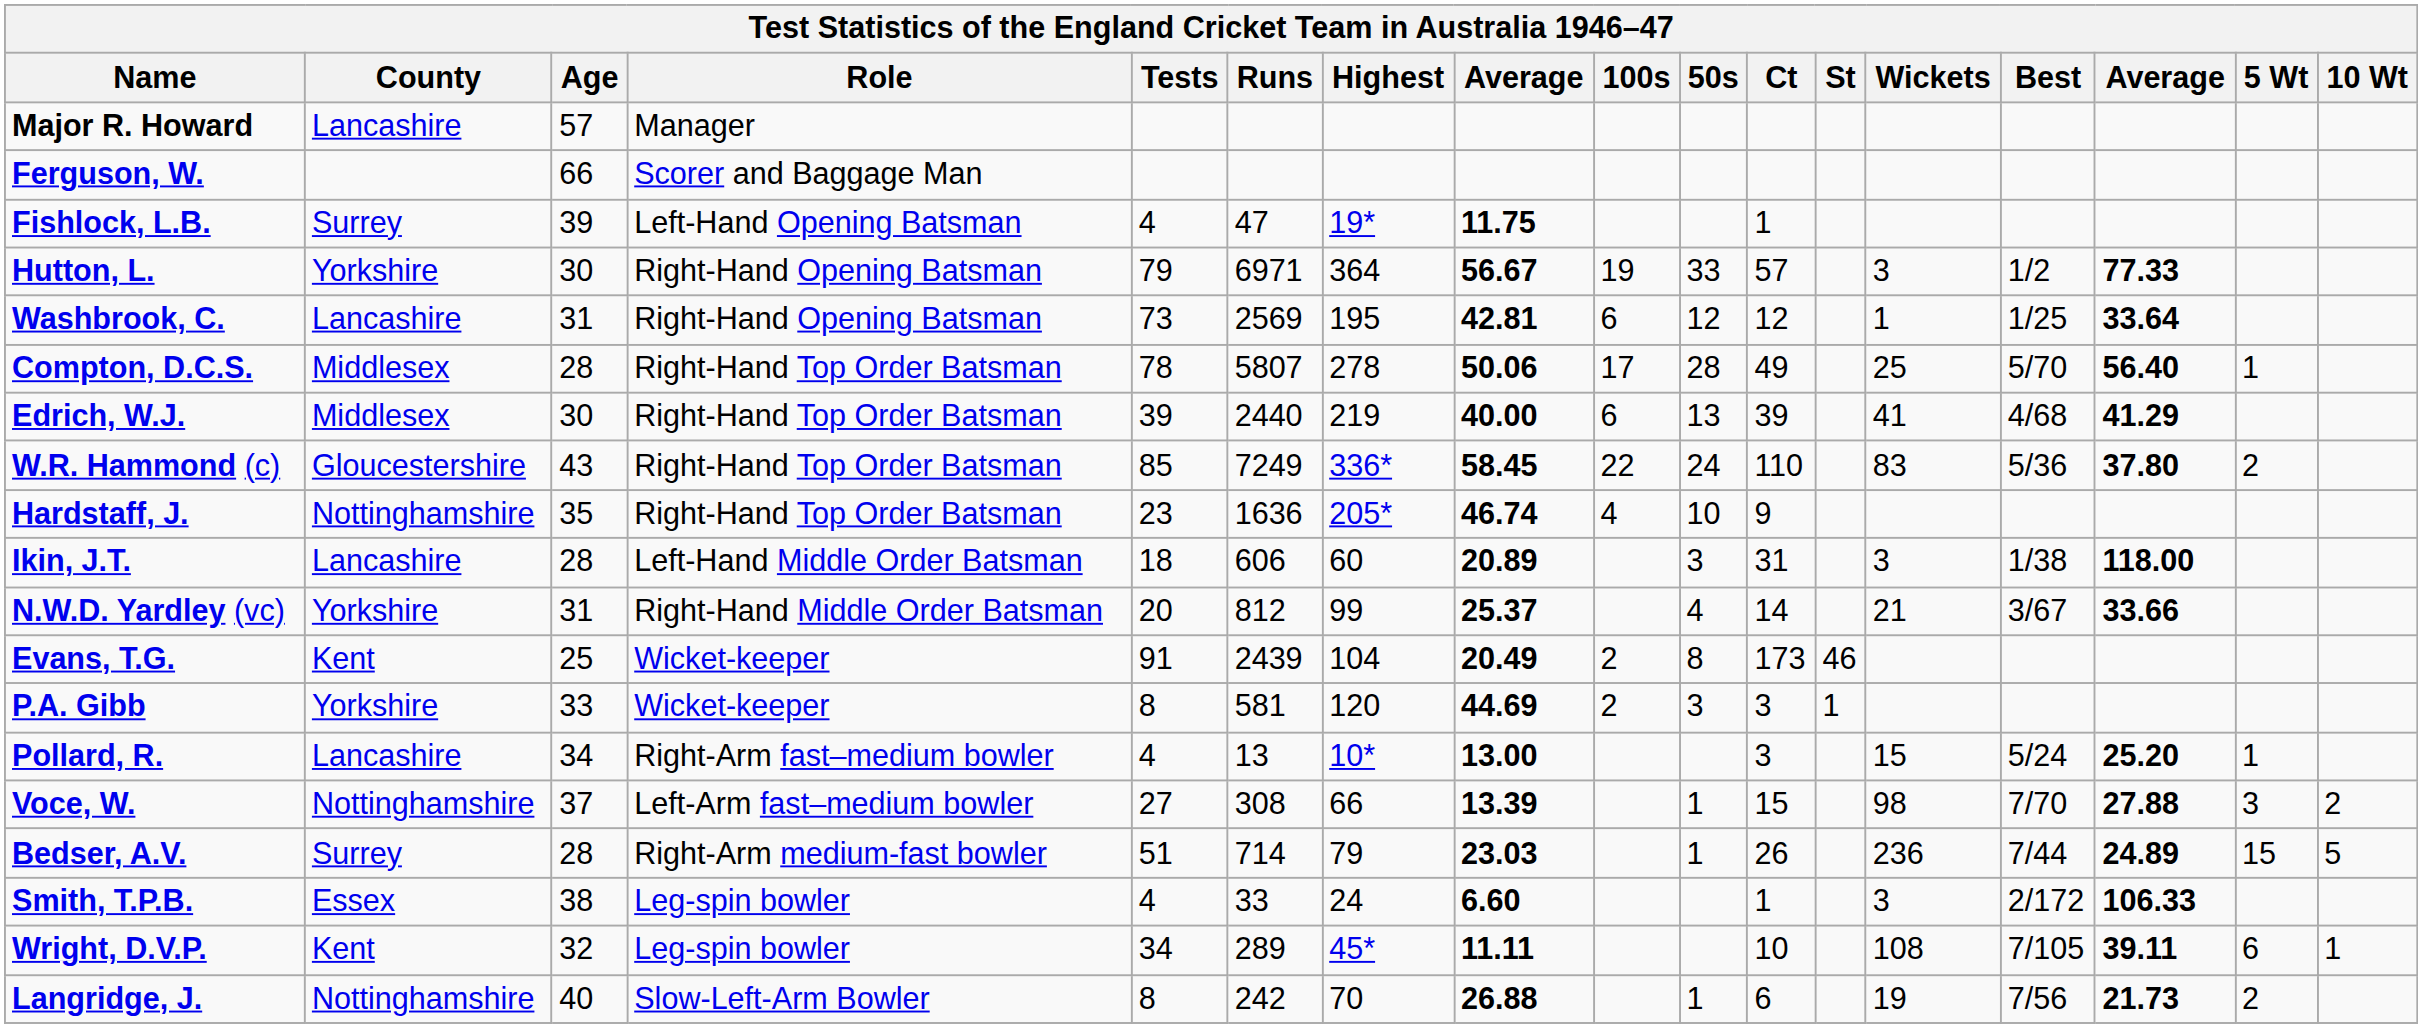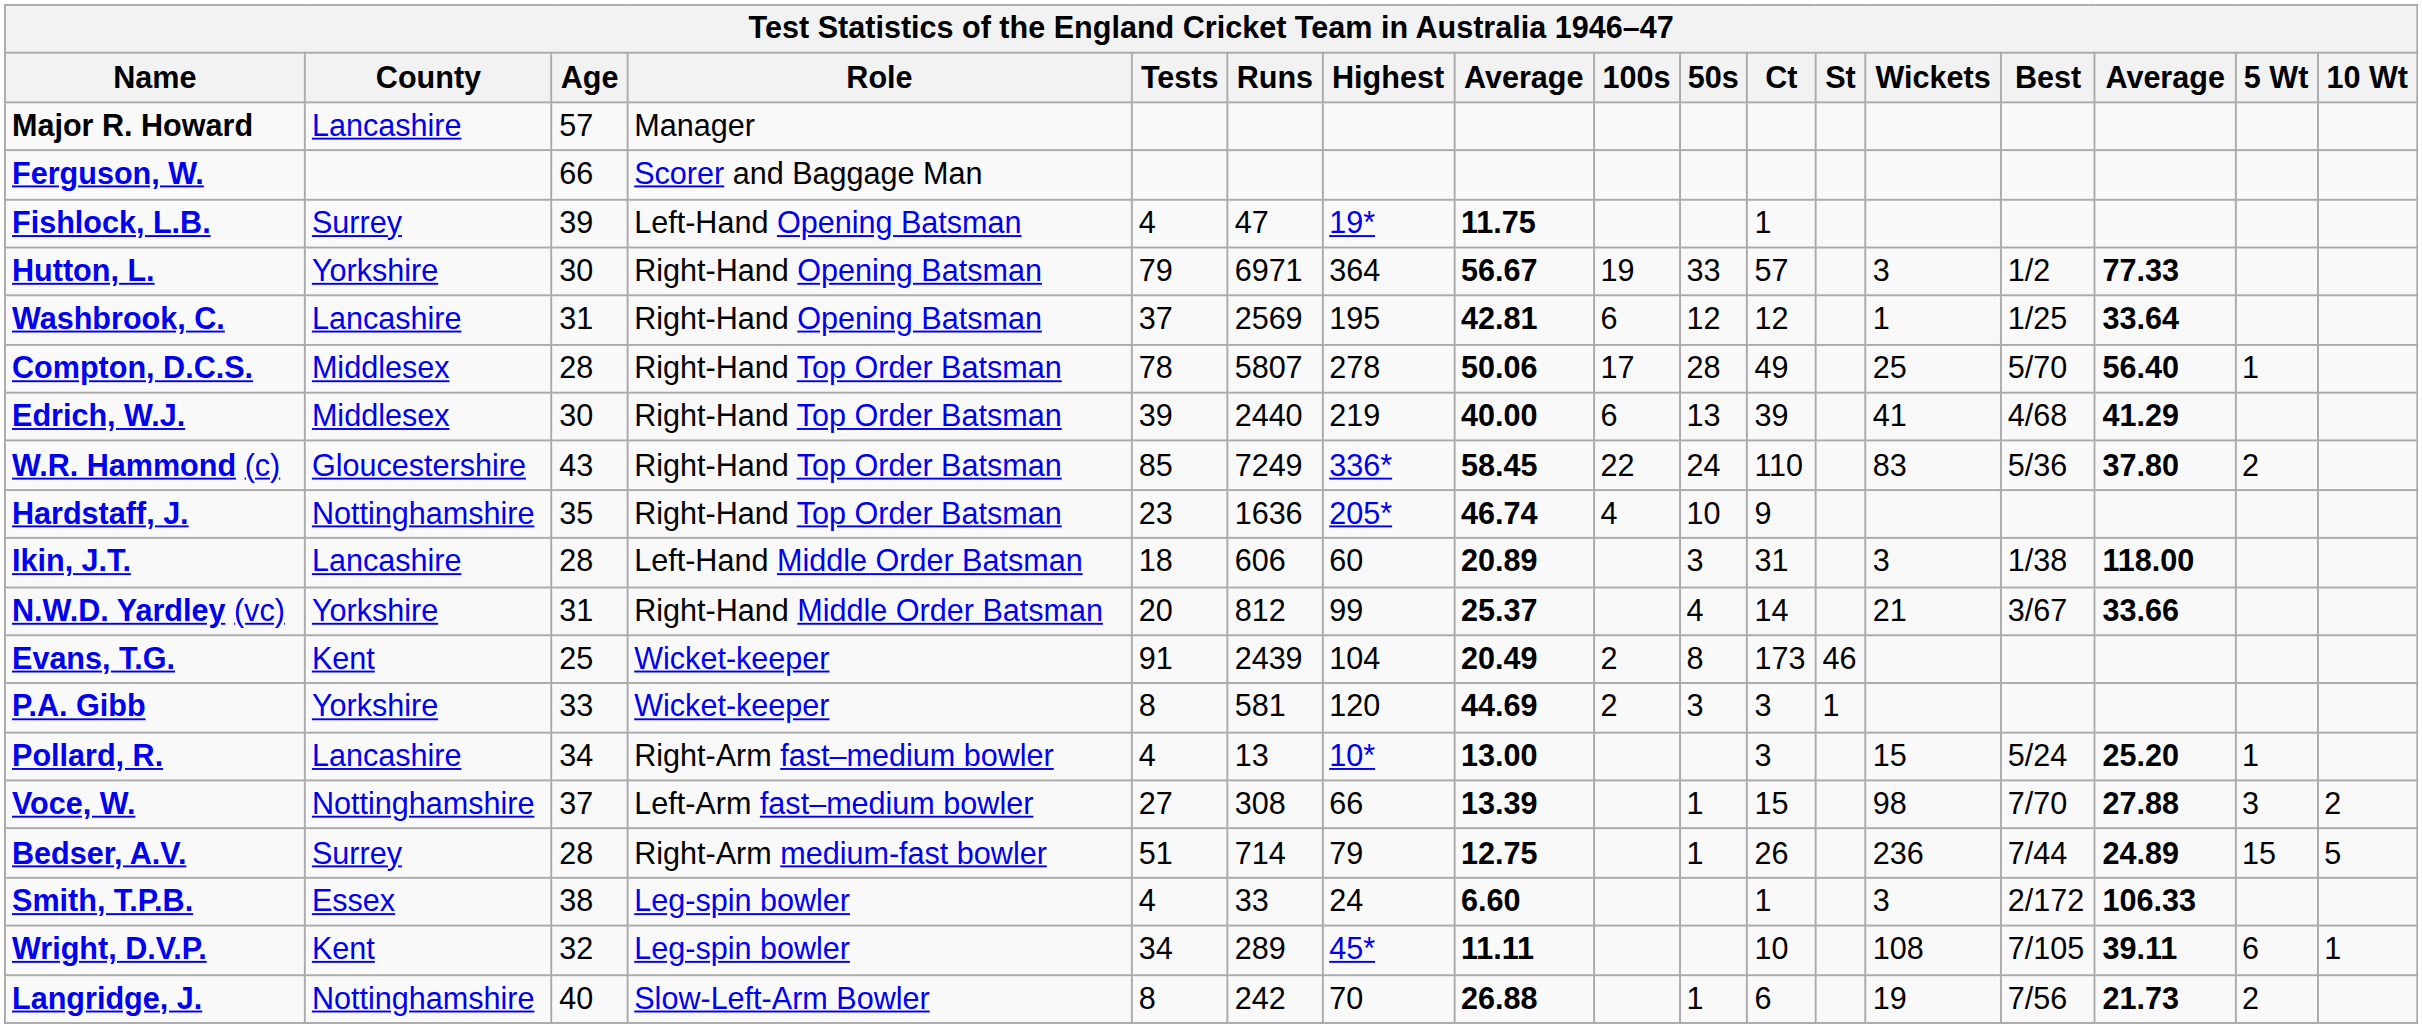(1156, 319) 73 -> (1156, 319) 37
(1499, 852) 23.03 -> (1499, 852) 12.75
